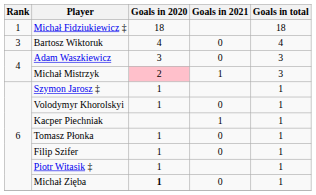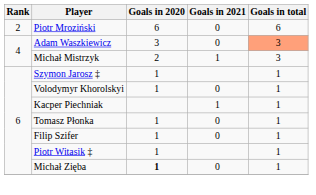- row: (80, 27)
+ row: (65, 27)
- row: (68, 43)
(281, 58) no background -> (278, 43) lightsalmon background
(159, 74) pink background -> (157, 58) no background
